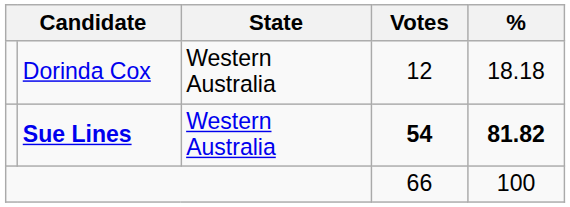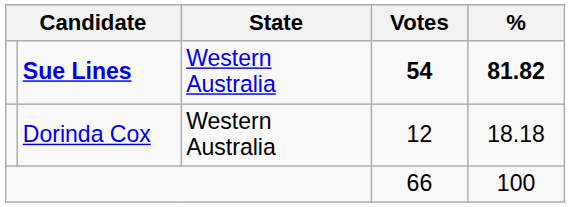rows swapped: (77, 134) <-> (87, 71)
